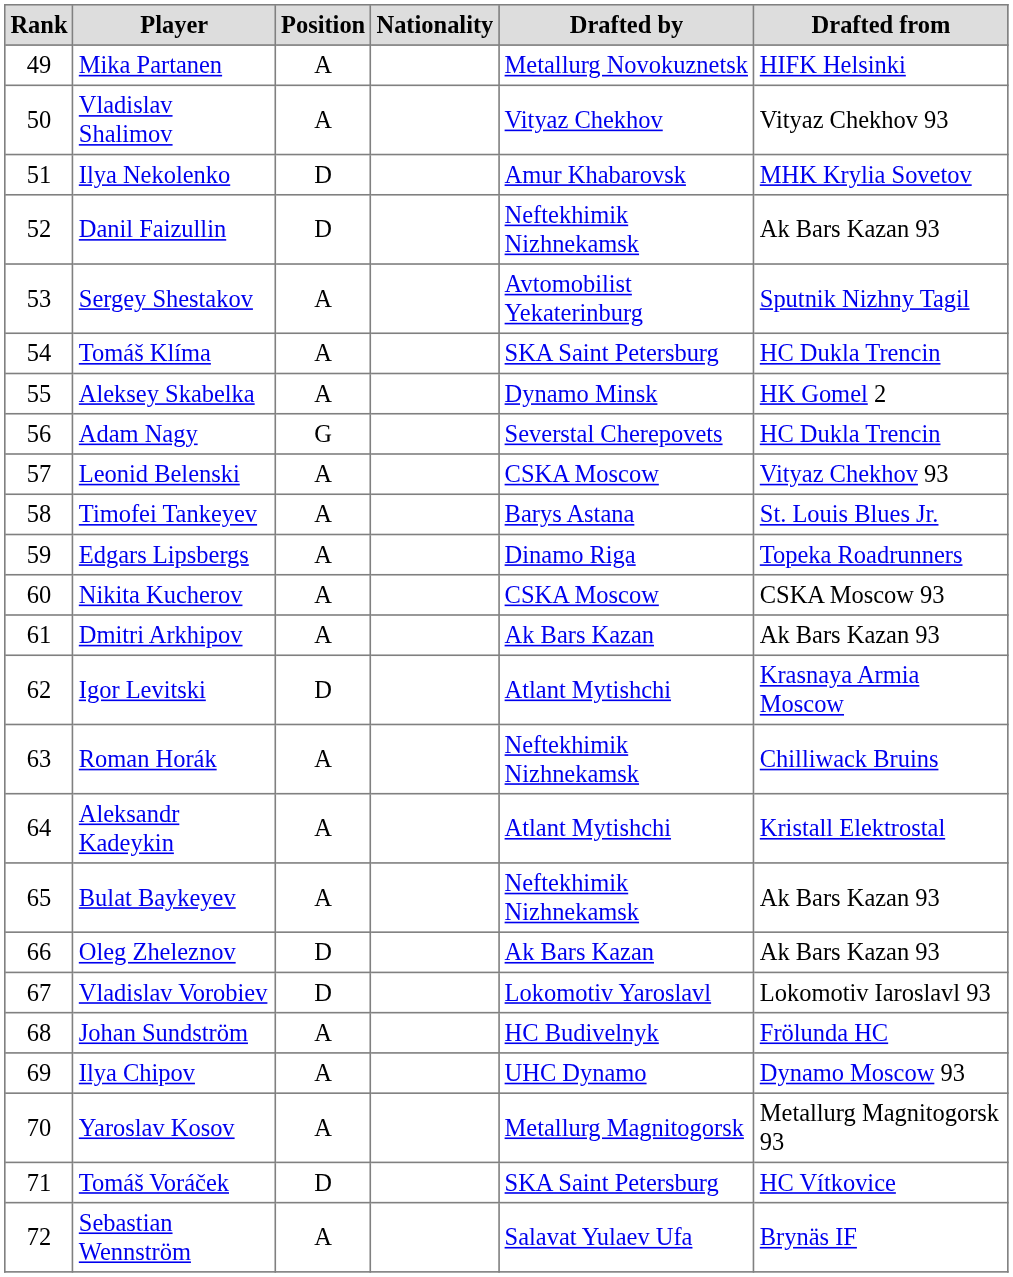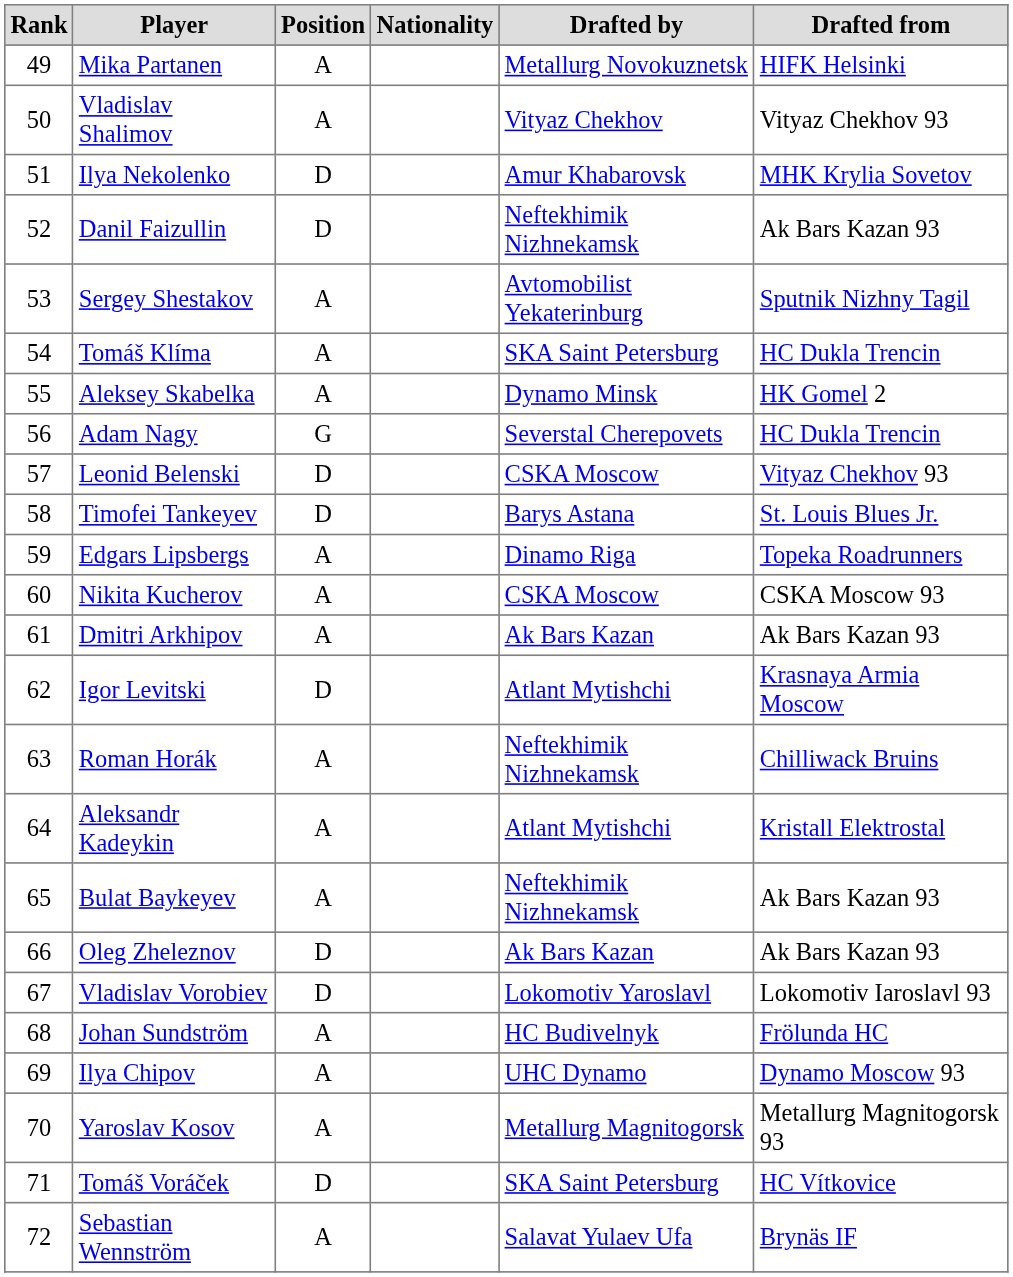(323, 473) A -> (323, 473) D
(323, 514) A -> (323, 514) D
